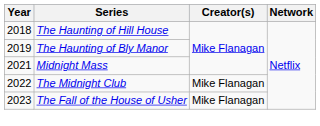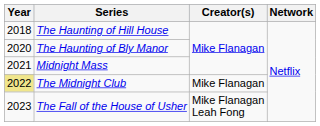(19, 48) 2019 -> (19, 48) 2020
(19, 83) no background -> (19, 83) khaki background
(228, 100) Mike Flanagan -> (228, 107) Mike Flanagan Leah Fong
